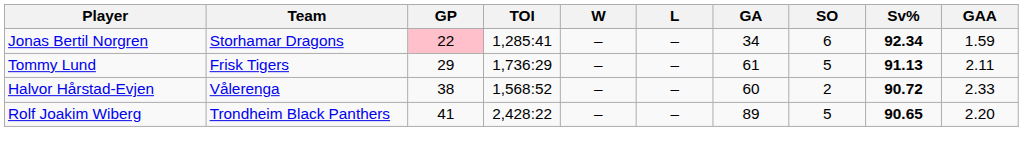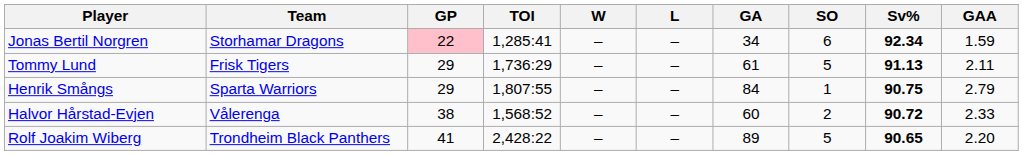+ row: (61, 89)
